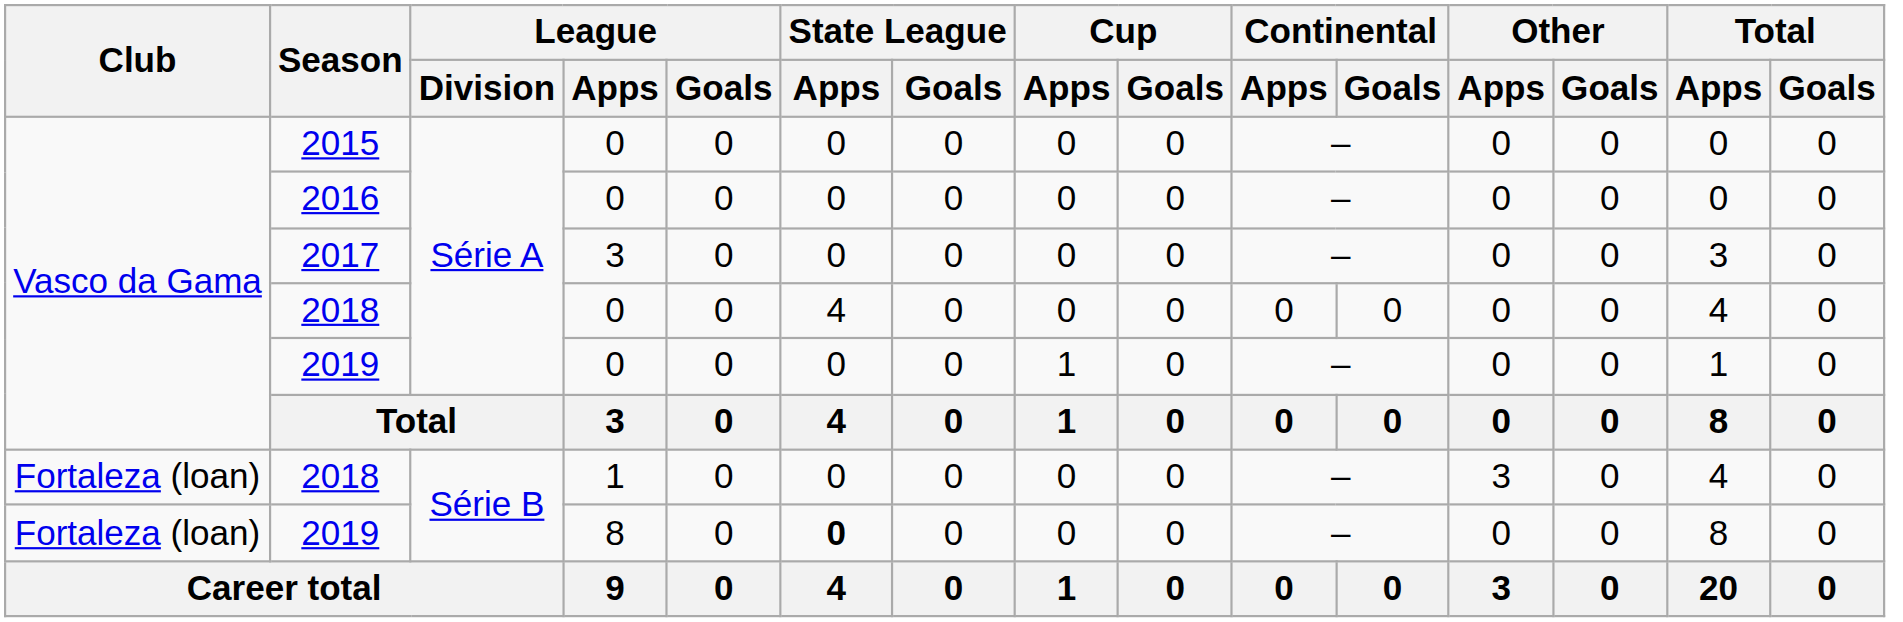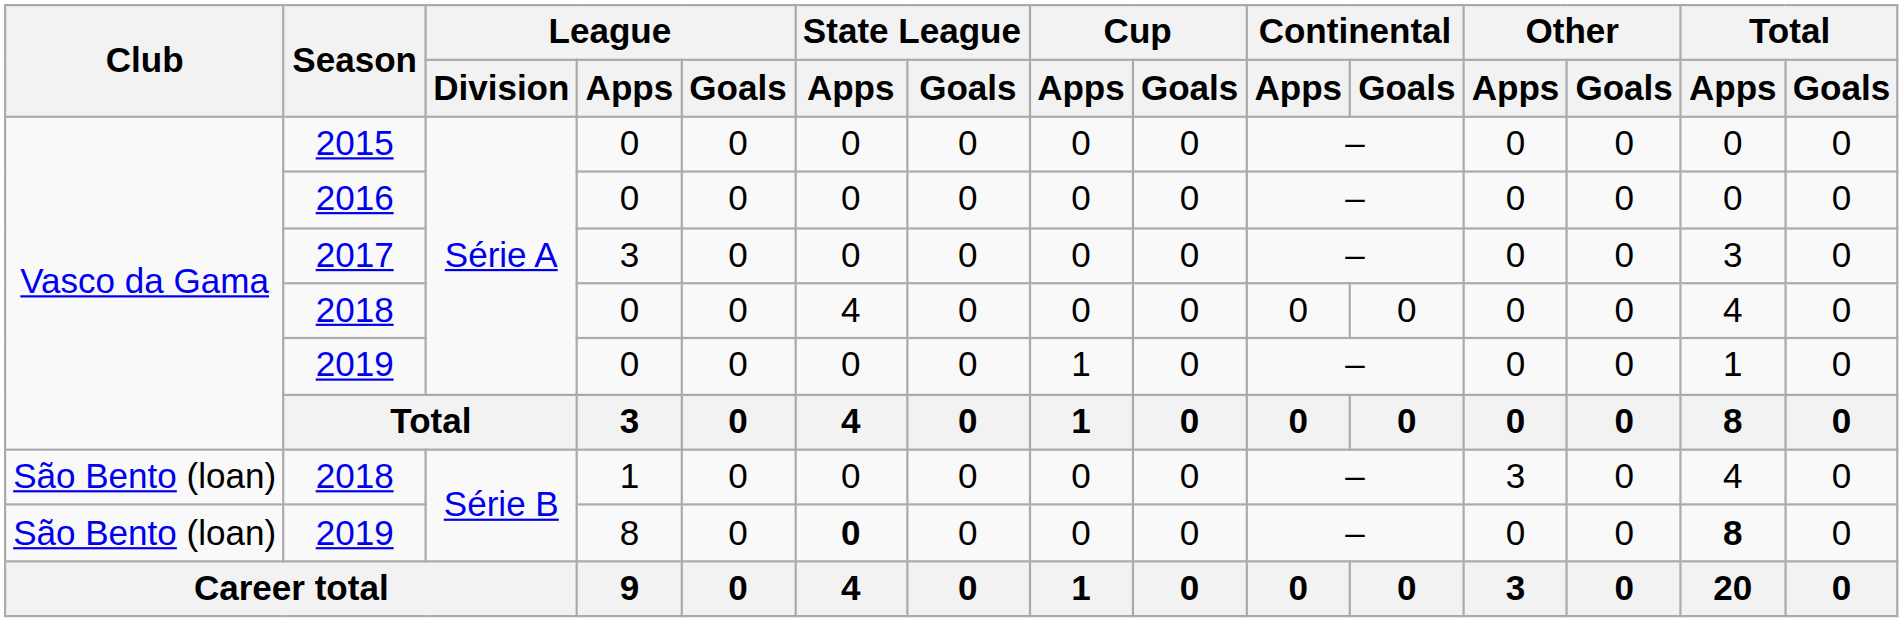(137, 476) Fortaleza (loan) -> (145, 476) São Bento (loan)
(137, 532) Fortaleza (loan) -> (145, 532) São Bento (loan)
(1718, 532) normal -> (1733, 532) bold
